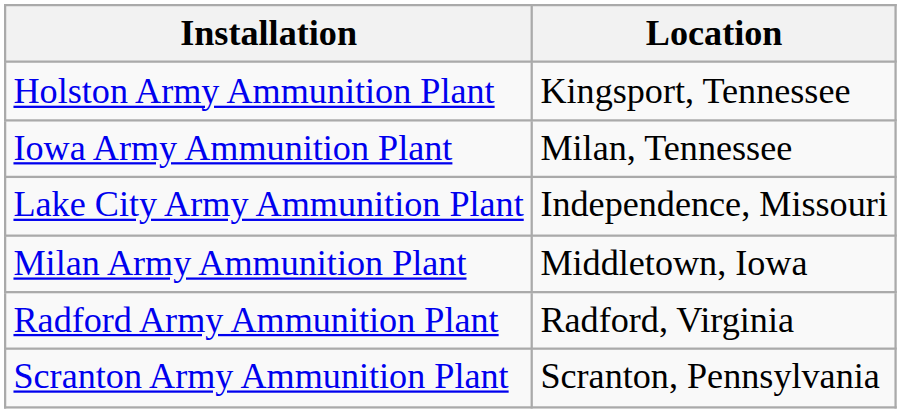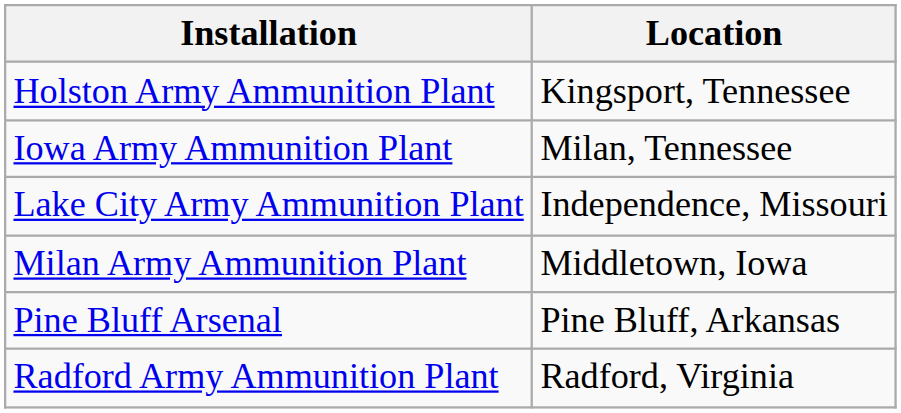+ row: (148, 319)
- row: (261, 377)
